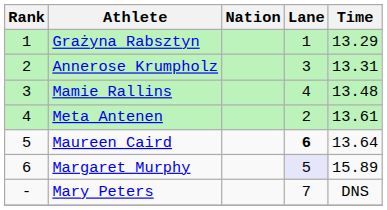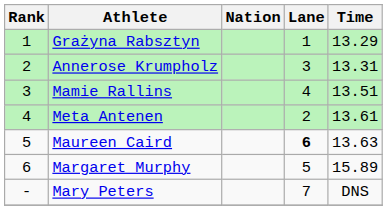(355, 92) 13.48 -> (355, 92) 13.51
(355, 142) 13.64 -> (355, 142) 13.63
(306, 167) lavender background -> (306, 167) no background
